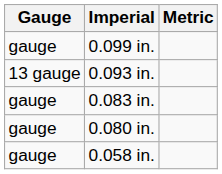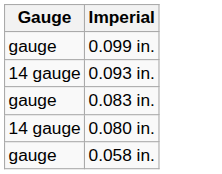- column: (188, 18)
(45, 73) 13 gauge -> (45, 73) 14 gauge
(33, 127) gauge -> (45, 127) 14 gauge
